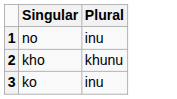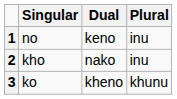+ column: (104, 15)
(104, 60) khunu -> (139, 60) inu
(94, 82) inu -> (149, 82) khunu
